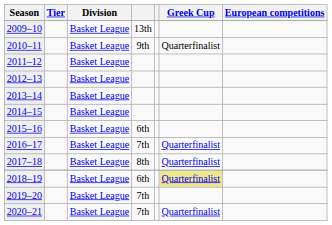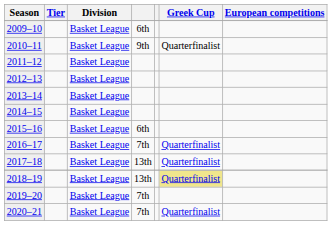(143, 28) 13th -> (143, 28) 6th
(143, 161) 8th -> (143, 161) 13th
(143, 178) 6th -> (143, 178) 13th
